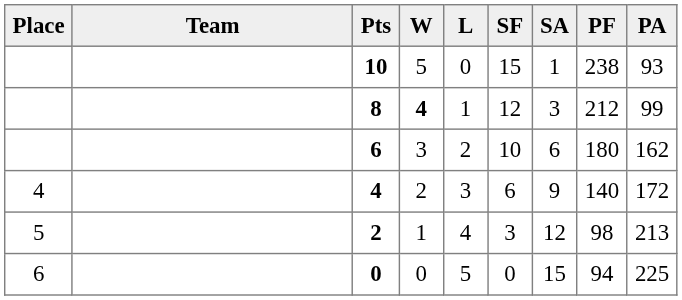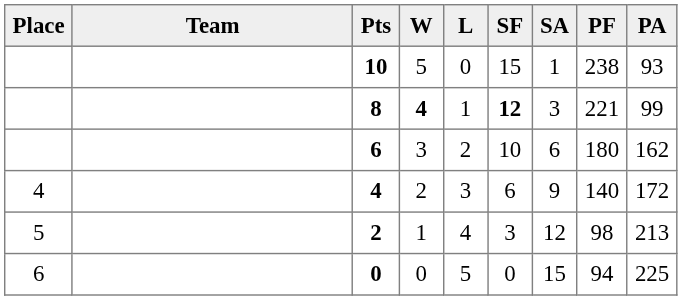(510, 108) normal -> (510, 108) bold
(602, 108) 212 -> (602, 108) 221
